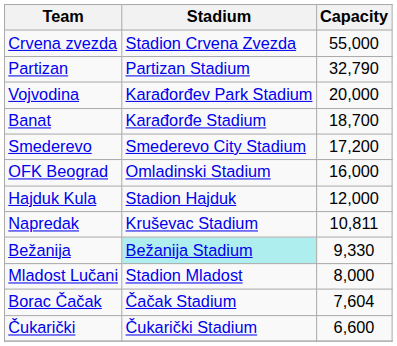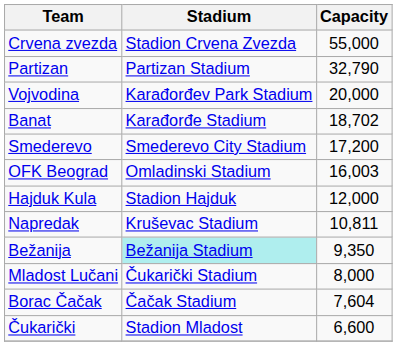(354, 120) 18,700 -> (354, 120) 18,702
(354, 172) 16,000 -> (354, 172) 16,003
(354, 250) 9,330 -> (354, 250) 9,350
(184, 276) Stadion Mladost -> (191, 276) Čukarički Stadium
(191, 328) Čukarički Stadium -> (184, 328) Stadion Mladost
